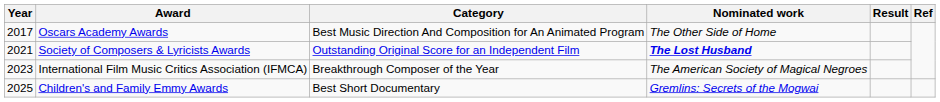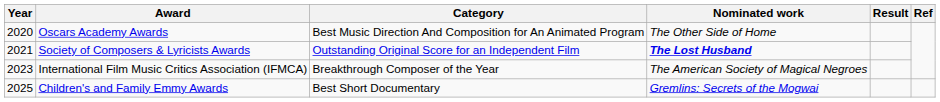(20, 32) 2017 -> (20, 32) 2020
